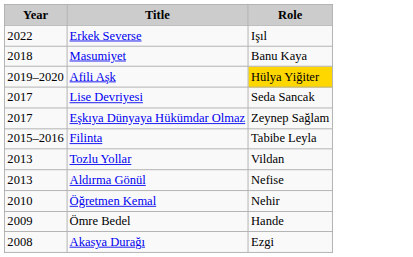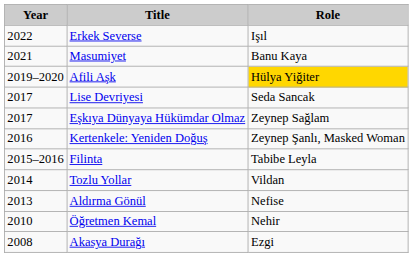(20, 56) 2018 -> (20, 56) 2021
+ row: (139, 139)
(20, 159) 2013 -> (20, 180) 2014
- row: (100, 221)
